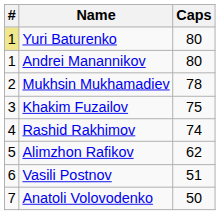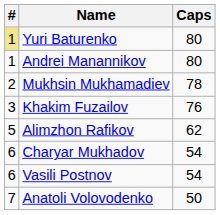(194, 107) 75 -> (194, 107) 76
- row: (79, 130)
+ row: (83, 152)
(194, 175) 51 -> (194, 175) 54
